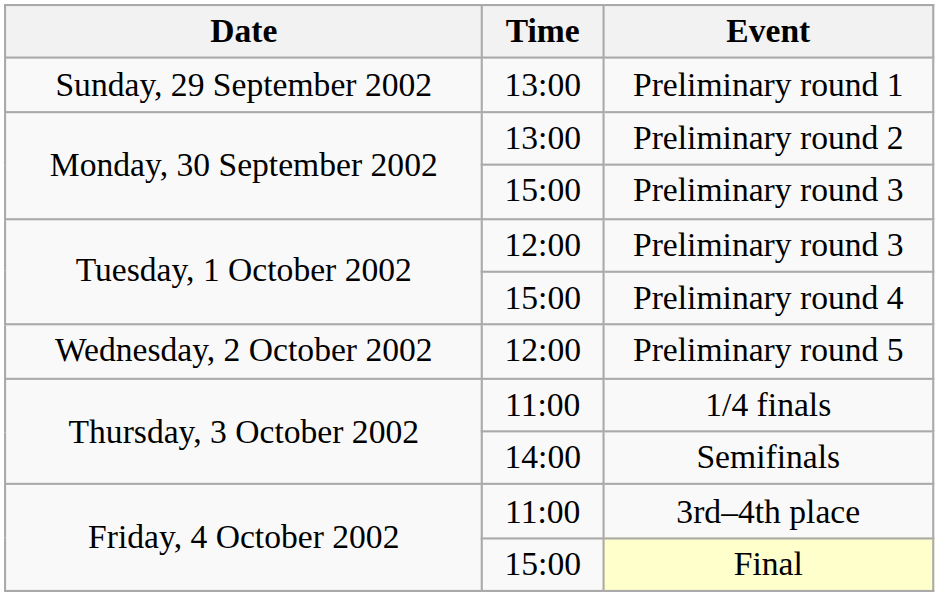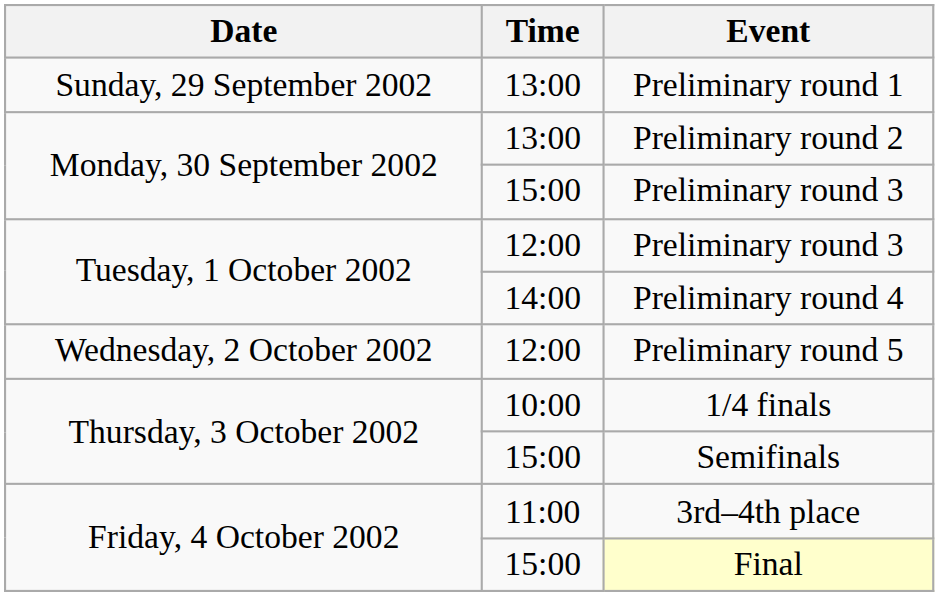(543, 297) 15:00 -> (543, 297) 14:00
(543, 404) 11:00 -> (543, 404) 10:00
(543, 457) 14:00 -> (543, 457) 15:00
